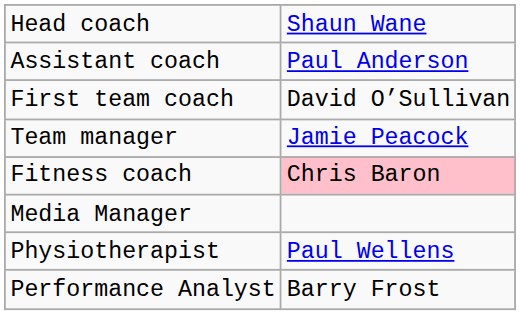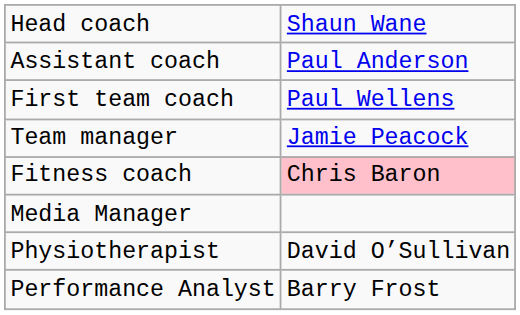(399, 100) David O’Sullivan -> (371, 100) Paul Wellens
(371, 251) Paul Wellens -> (399, 251) David O’Sullivan
